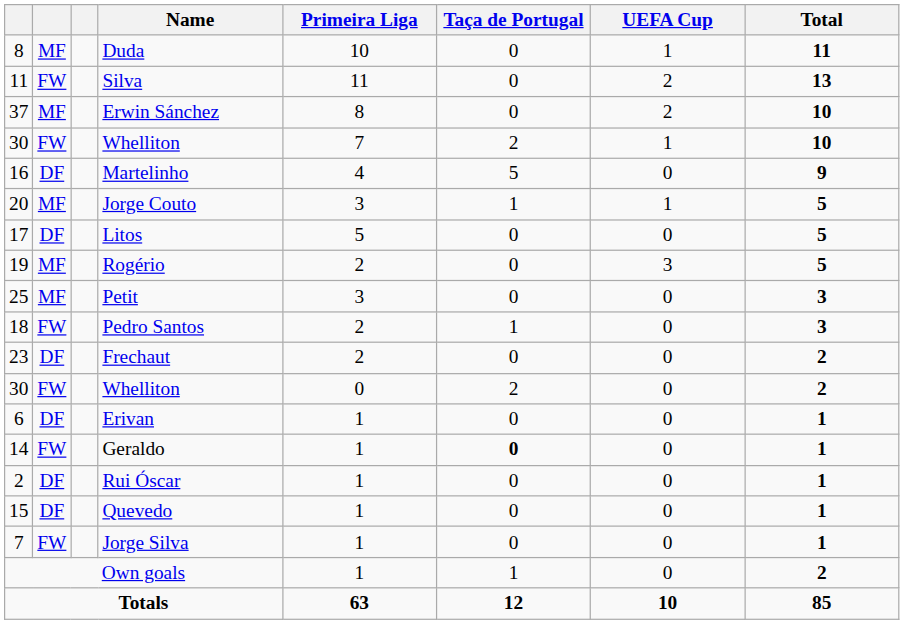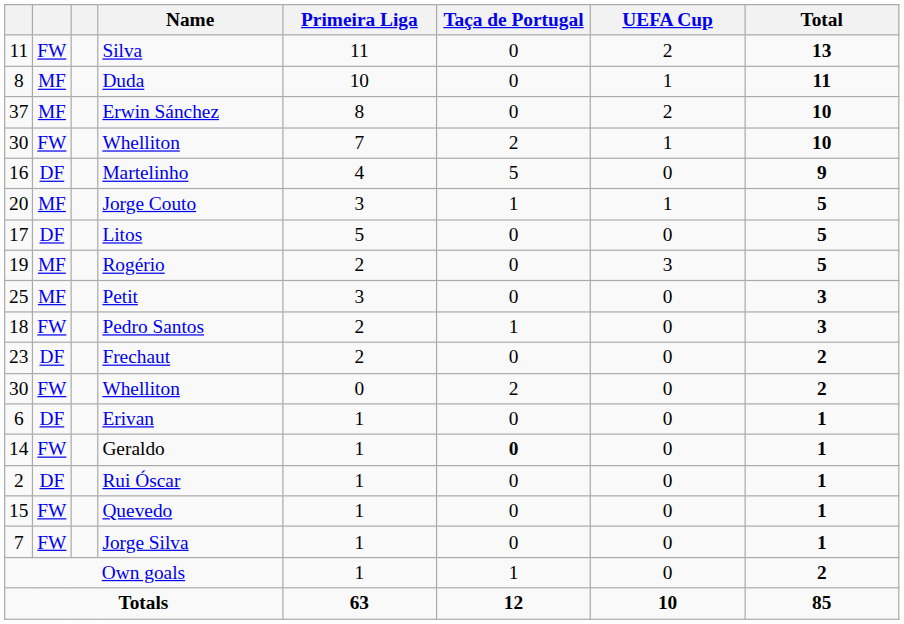rows swapped: (19, 81) <-> (19, 50)
(52, 511) DF -> (52, 511) FW
